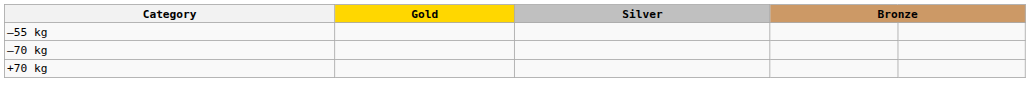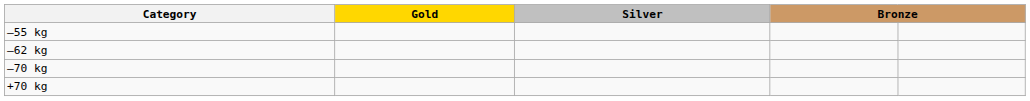+ row: (27, 50)
